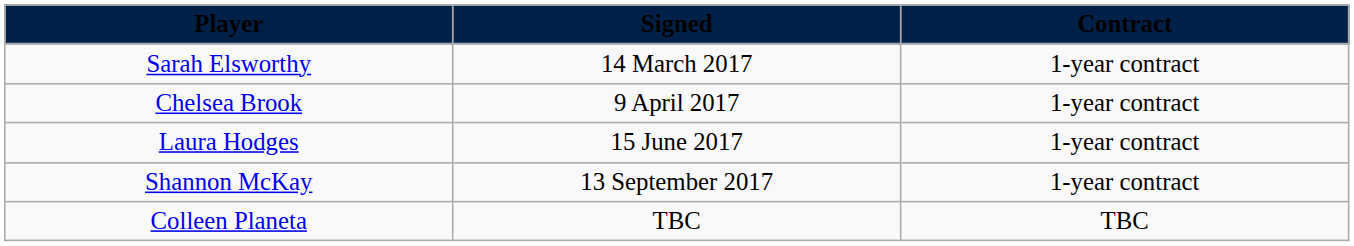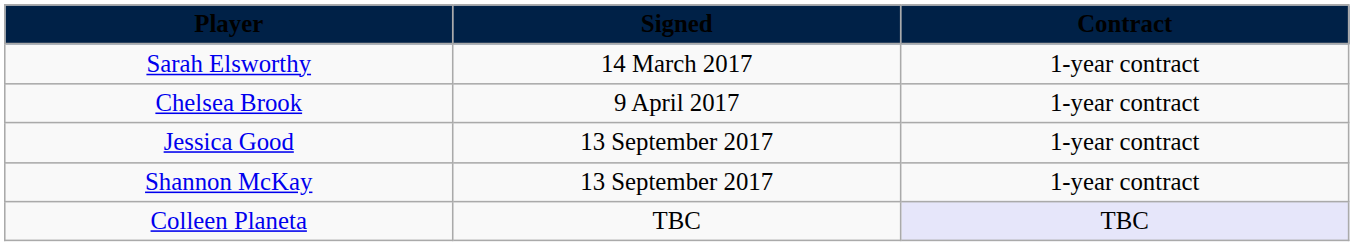- row: (229, 142)
+ row: (229, 142)
(1125, 220) no background -> (1125, 220) lavender background
